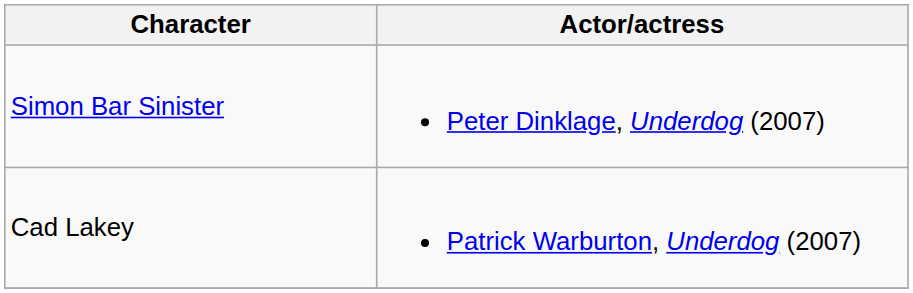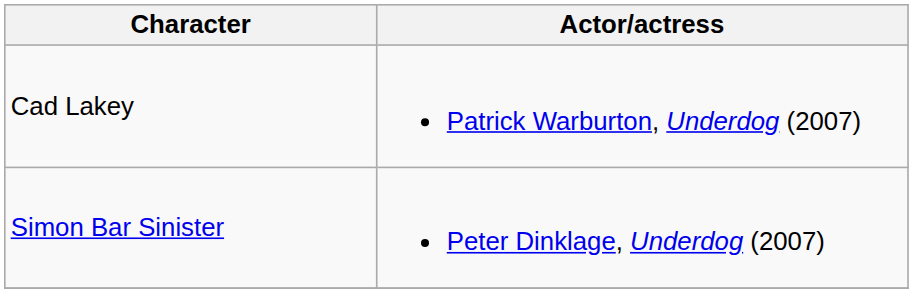rows swapped: (117, 106) <-> (72, 227)
